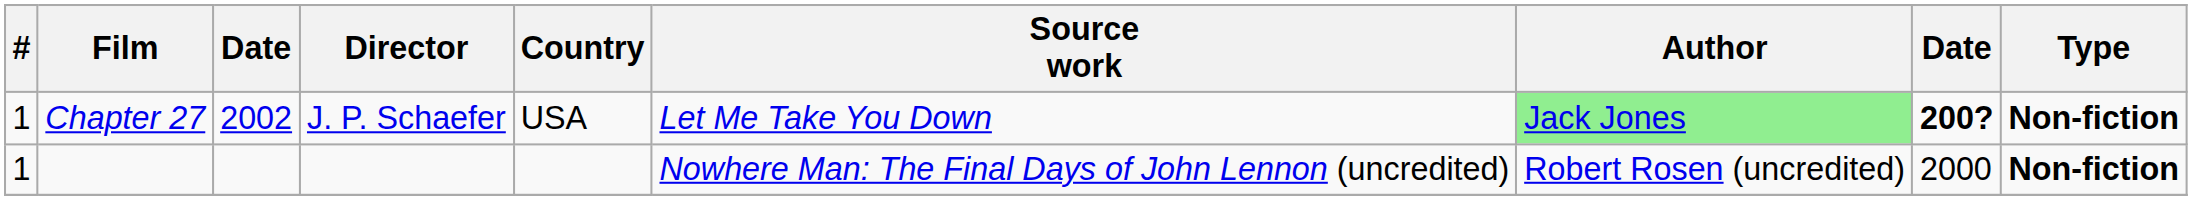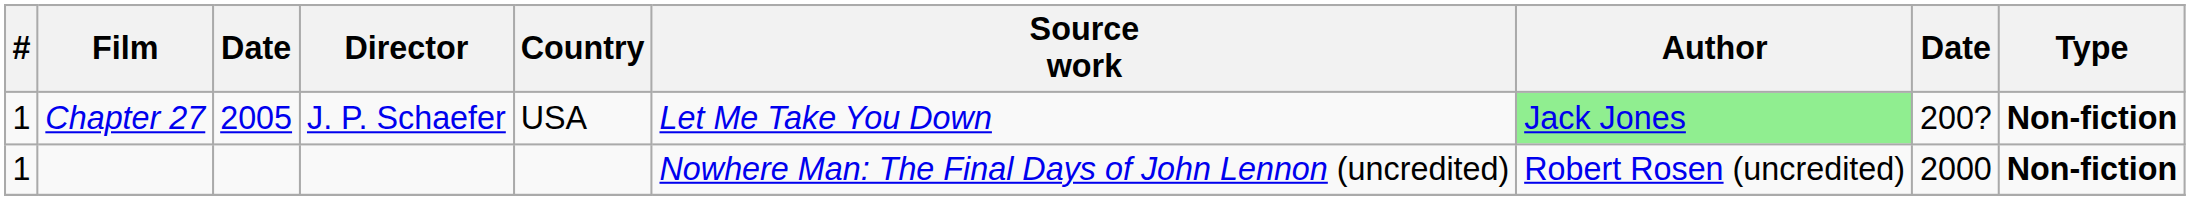(256, 117) 2002 -> (256, 117) 2005
(1957, 117) bold -> (1956, 117) normal
